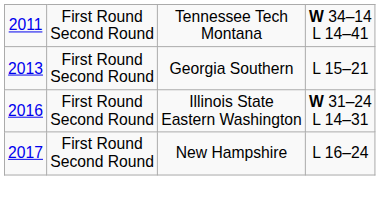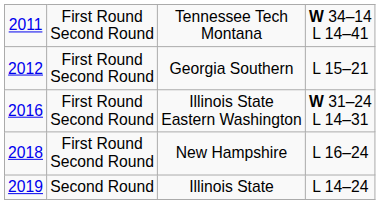(26, 68) 2013 -> (26, 68) 2012
(26, 153) 2017 -> (26, 153) 2018
+ row: (231, 186)
